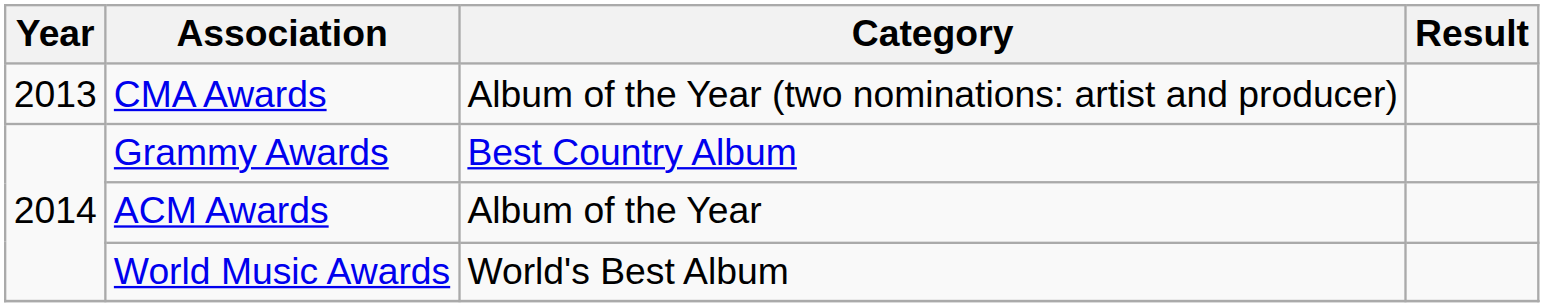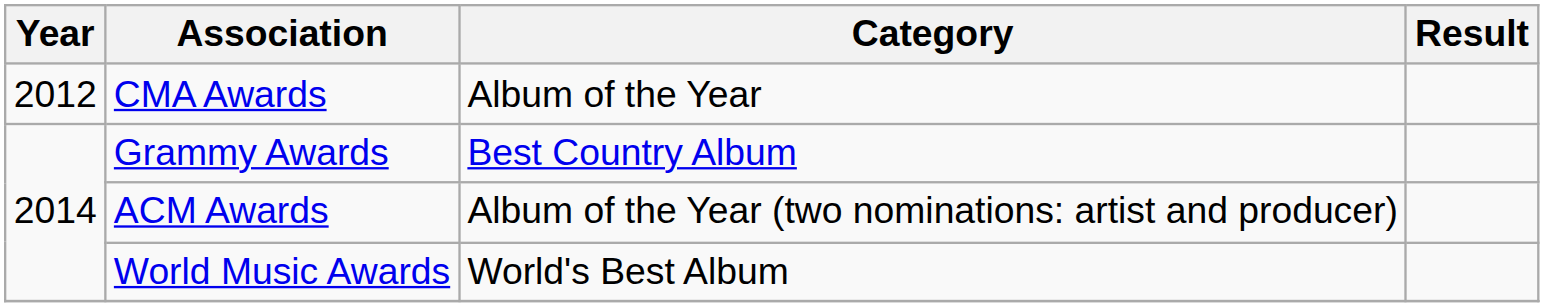(55, 93) 2013 -> (55, 93) 2012
(933, 93) Album of the Year (two nominations: artist and producer) -> (615, 93) Album of the Year
(615, 211) Album of the Year -> (933, 211) Album of the Year (two nominations: artist and producer)
